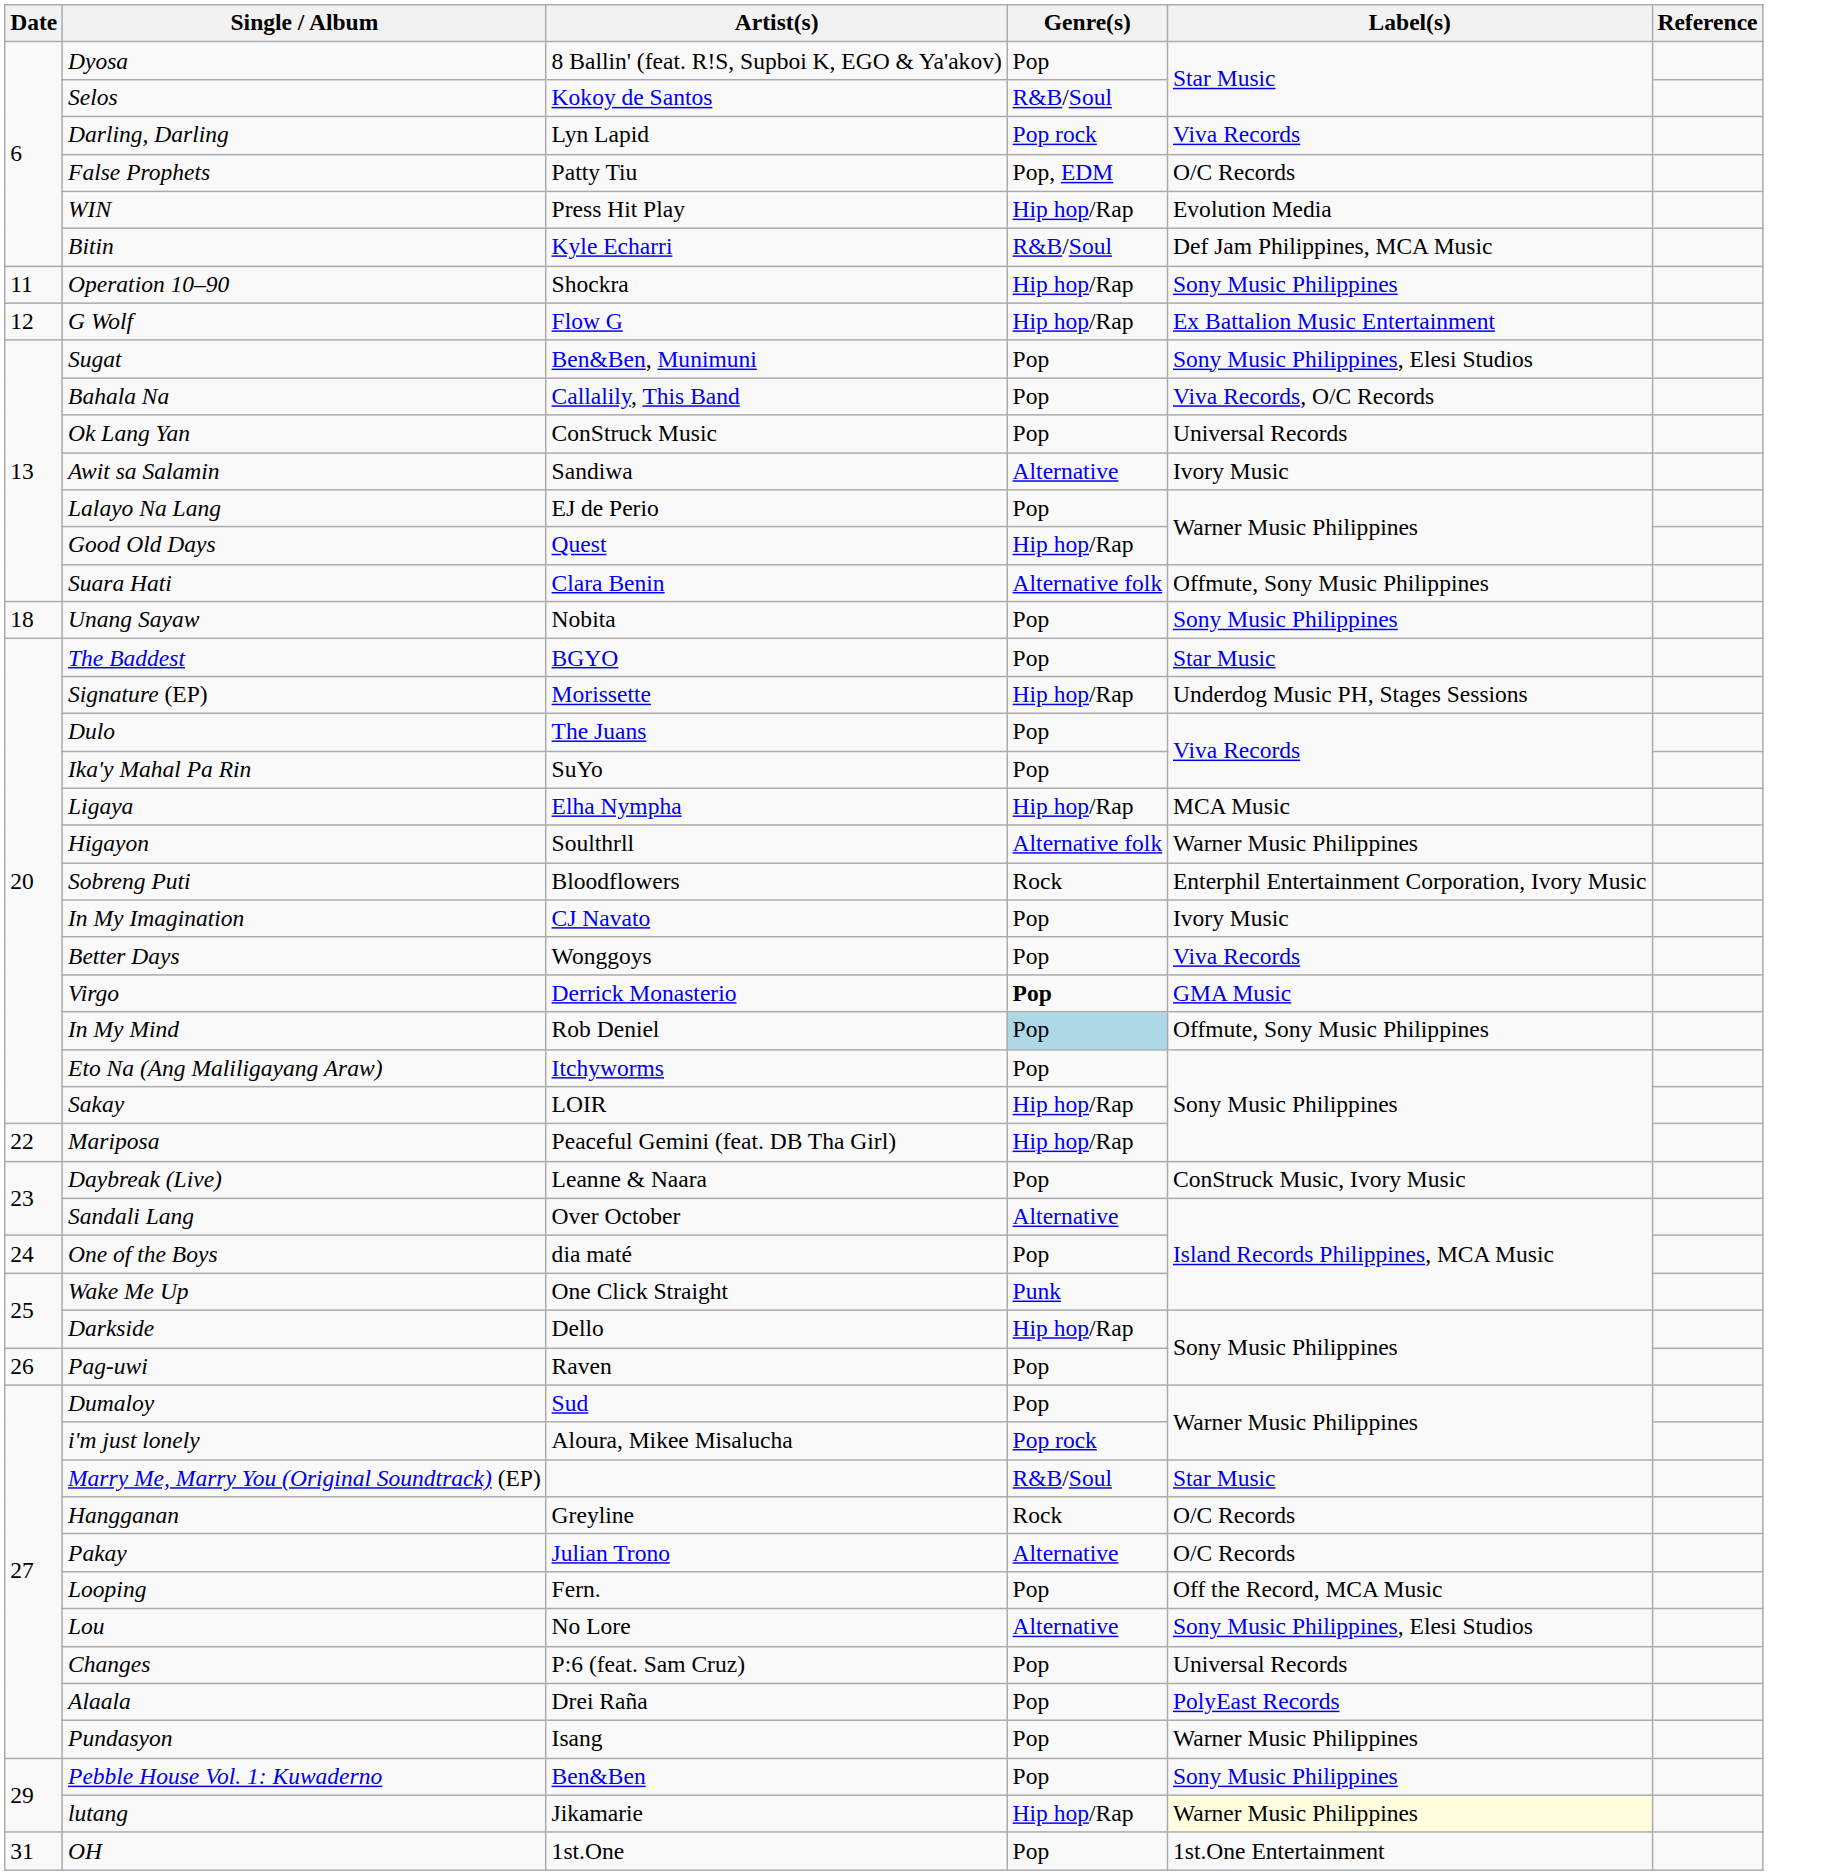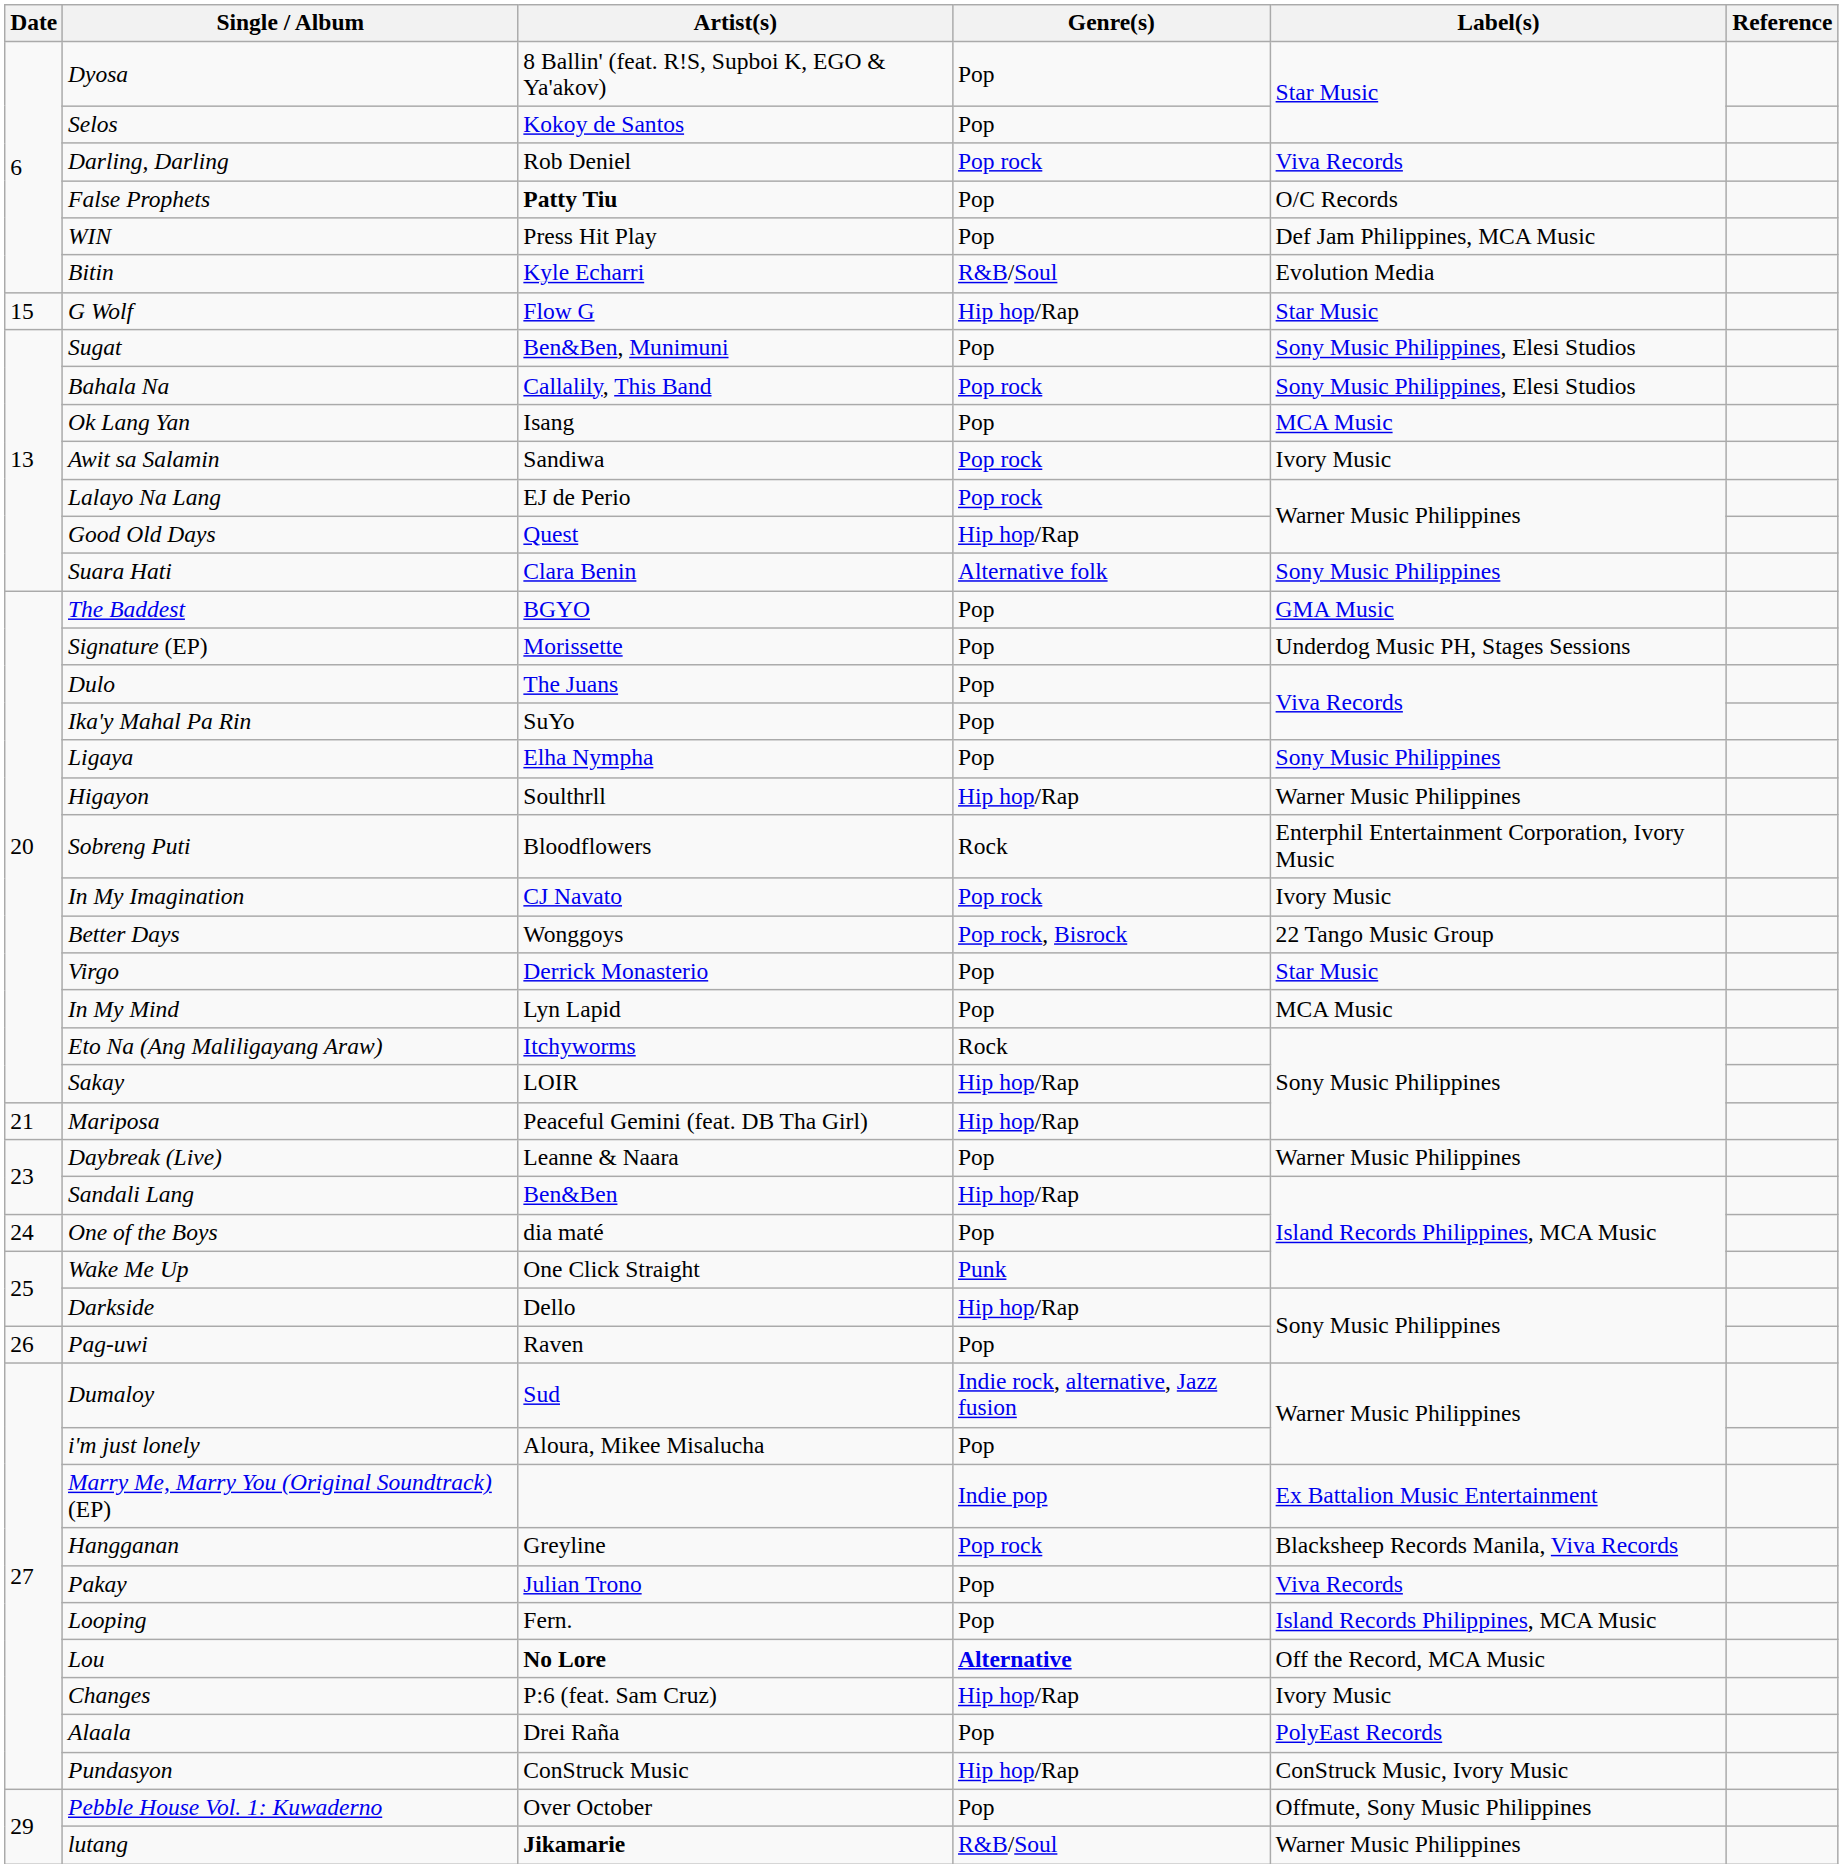(1062, 97) R&B/Soul -> (976, 124) Pop
(600, 135) Lyn Lapid -> (577, 161) Rob Deniel
(594, 172) normal -> (570, 198) bold
(1063, 172) Pop, EDM -> (976, 198) Pop
(1073, 209) Hip hop/Rap -> (976, 236) Pop
(1252, 209) Evolution Media -> (1435, 236) Def Jam Philippines, MCA Music
(1333, 246) Def Jam Philippines, MCA Music -> (1355, 273) Evolution Media
- row: (149, 284)
(22, 321) 12 -> (22, 310) 15
(1334, 321) Ex Battalion Music Entertainment -> (1327, 310) Star Music
(1031, 396) Pop -> (1000, 385) Pop rock
(1304, 396) Viva Records, O/C Records -> (1456, 385) Sony Music Philippines, Elesi Studios
(634, 433) ConStruck Music -> (549, 422) Isang
(1260, 433) Universal Records -> (1334, 422) MCA Music
(1065, 470) Alternative -> (1000, 459) Pop rock
(1031, 508) Pop -> (1000, 497) Pop rock
(1331, 582) Offmute, Sony Music Philippines -> (1388, 571) Sony Music Philippines
- row: (134, 619)
(1224, 657) Star Music -> (1335, 609) GMA Music
(1073, 694) Hip hop/Rap -> (976, 646) Pop
(1073, 806) Hip hop/Rap -> (976, 758) Pop
(1231, 806) MCA Music -> (1388, 758) Sony Music Philippines
(1087, 843) Alternative folk -> (1018, 795) Hip hop/Rap
(1031, 918) Pop -> (1000, 896) Pop rock
(1031, 955) Pop -> (1043, 933) Pop rock, Bisrock
(1237, 955) Viva Records -> (1385, 933) 22 Tango Music Group
(1032, 992) bold -> (976, 971) normal
(1232, 992) GMA Music -> (1327, 971) Star Music
(606, 1030) Rob Deniel -> (572, 1008) Lyn Lapid
(1031, 1030) lightblue background -> (976, 1008) no background
(1331, 1030) Offmute, Sony Music Philippines -> (1334, 1008) MCA Music
(1031, 1067) Pop -> (983, 1045) Rock
(22, 1142) 22 -> (22, 1120) 21
(1319, 1179) ConStruck Music, Ivory Music -> (1398, 1157) Warner Music Philippines
(616, 1216) Over October -> (570, 1195) Ben&Ben
(1065, 1216) Alternative -> (1018, 1195) Hip hop/Rap
(1031, 1403) Pop -> (1088, 1394) Indie rock, alternative, Jazz fusion
(1055, 1440) Pop rock -> (976, 1445) Pop
(1062, 1477) R&B/Soul -> (1003, 1495) Indie pop
(1224, 1477) Star Music -> (1437, 1495) Ex Battalion Music Entertainment
(1037, 1515) Rock -> (1000, 1546) Pop rock
(1234, 1515) O/C Records -> (1477, 1546) Blacksheep Records Manila, Viva Records
(1065, 1552) Alternative -> (976, 1583) Pop
(1234, 1552) O/C Records -> (1339, 1583) Viva Records
(1308, 1589) Off the Record, MCA Music -> (1466, 1621) Island Records Philippines, MCA Music
(591, 1627) normal -> (565, 1658) bold
(1065, 1627) normal -> (1015, 1658) bold
(1353, 1627) Sony Music Philippines, Elesi Studios -> (1410, 1658) Off the Record, MCA Music
(1031, 1664) Pop -> (1018, 1695) Hip hop/Rap
(1260, 1664) Universal Records -> (1333, 1695) Ivory Music
(577, 1739) Isang -> (606, 1770) ConStruck Music
(1031, 1739) Pop -> (1018, 1770) Hip hop/Rap
(1296, 1739) Warner Music Philippines -> (1422, 1770) ConStruck Music, Ivory Music
(599, 1776) Ben&Ben -> (588, 1807) Over October
(1285, 1776) Sony Music Philippines -> (1434, 1807) Offmute, Sony Music Philippines
(597, 1813) normal -> (574, 1844) bold
(1073, 1813) Hip hop/Rap -> (1008, 1844) R&B/Soul
(1296, 1813) lightyellow background -> (1398, 1844) no background
- row: (85, 1850)
